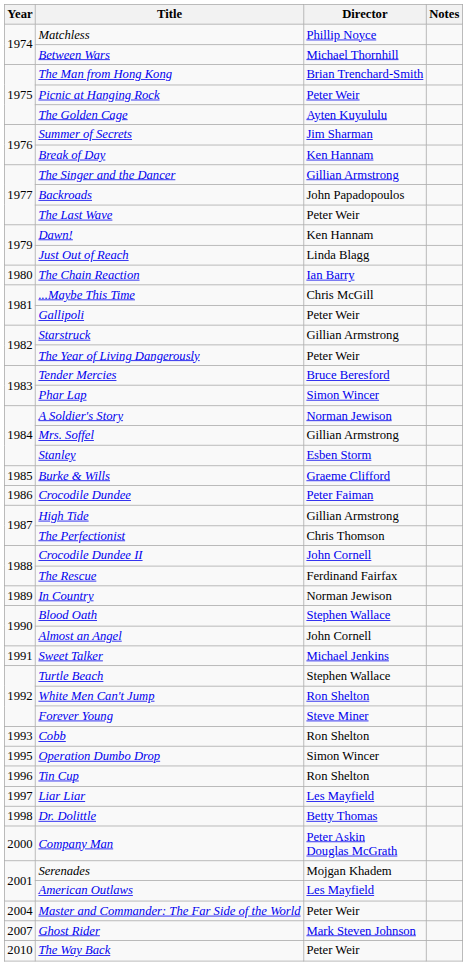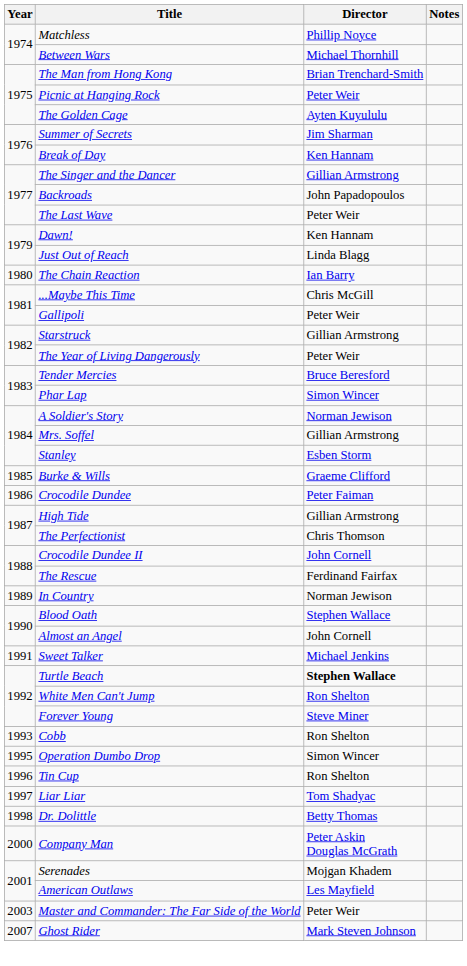(348, 676) normal -> (351, 676) bold
(340, 796) Les Mayfield -> (341, 796) Tom Shadyac
(20, 910) 2004 -> (20, 910) 2003
- row: (74, 950)
